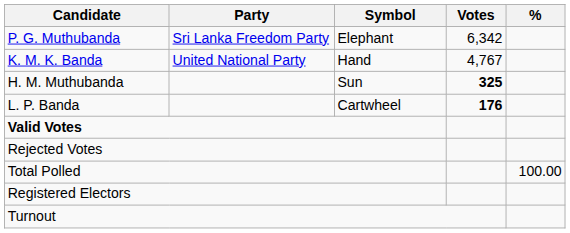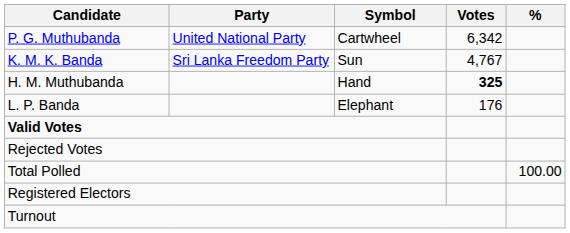(251, 37) Sri Lanka Freedom Party -> (239, 37) United National Party
(365, 37) Elephant -> (369, 37) Cartwheel
(239, 60) United National Party -> (251, 60) Sri Lanka Freedom Party
(354, 60) Hand -> (350, 60) Sun
(350, 82) Sun -> (354, 82) Hand
(369, 104) Cartwheel -> (365, 104) Elephant
(491, 104) bold -> (491, 104) normal
